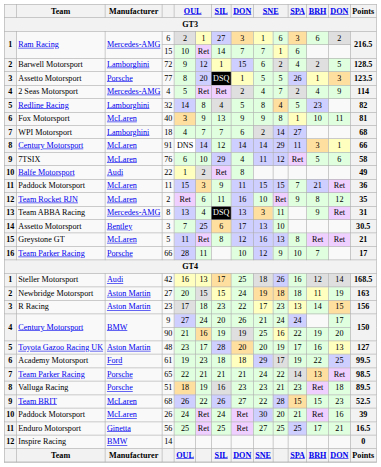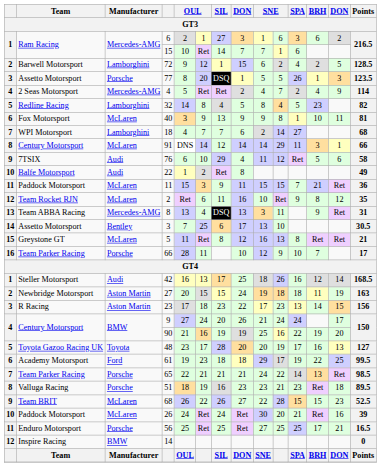(122, 158) McLaren -> (115, 158) Audi
(129, 347) Aston Martin -> (118, 347) Toyota
(119, 428) Ginetta -> (120, 428) Porsche
